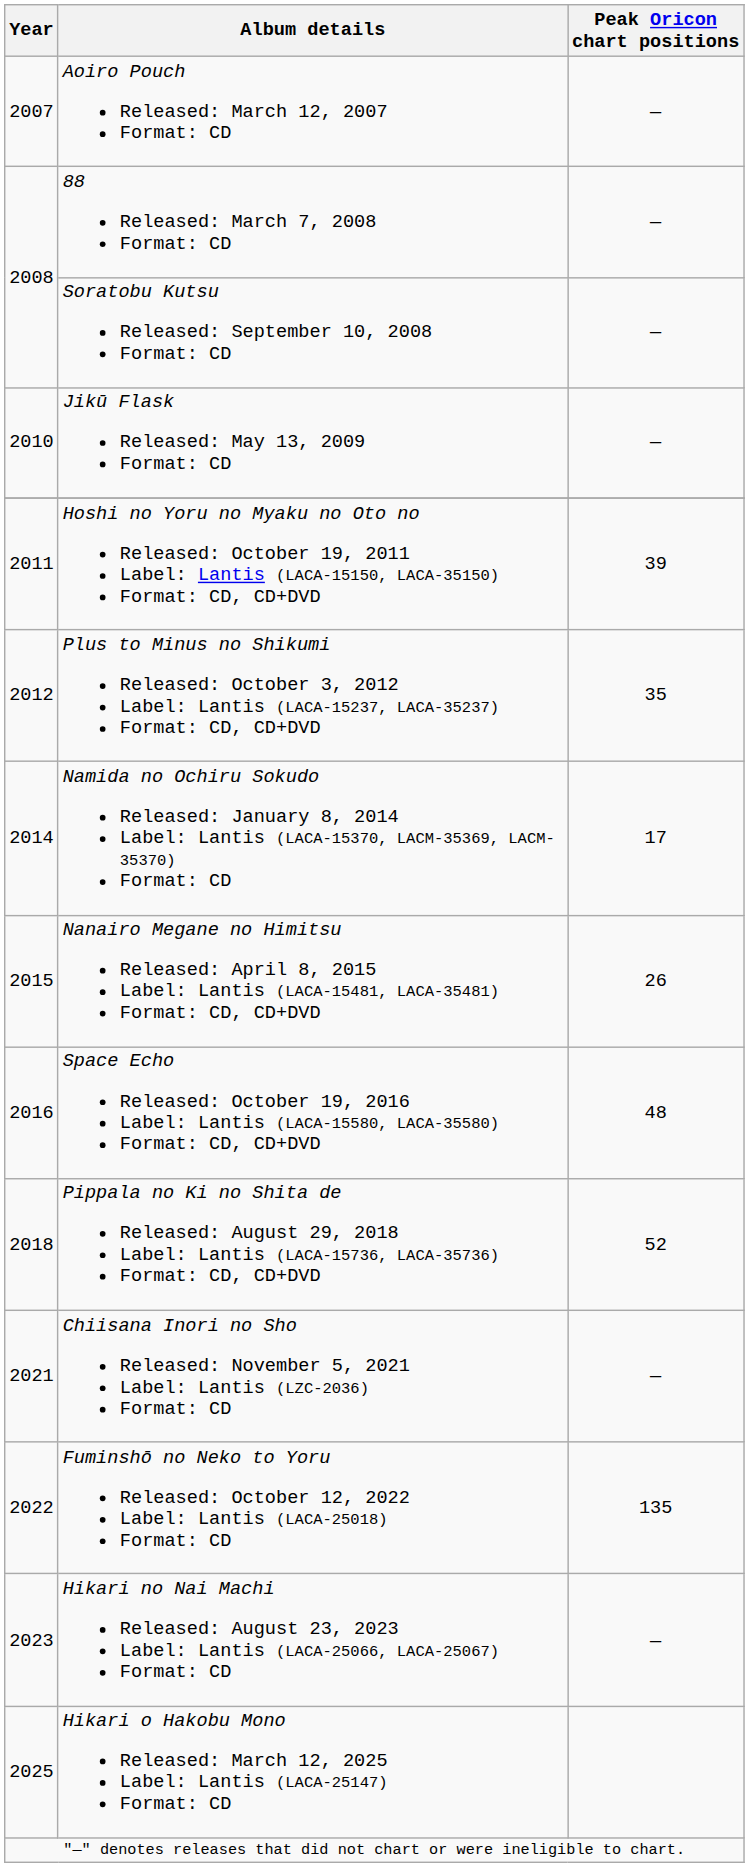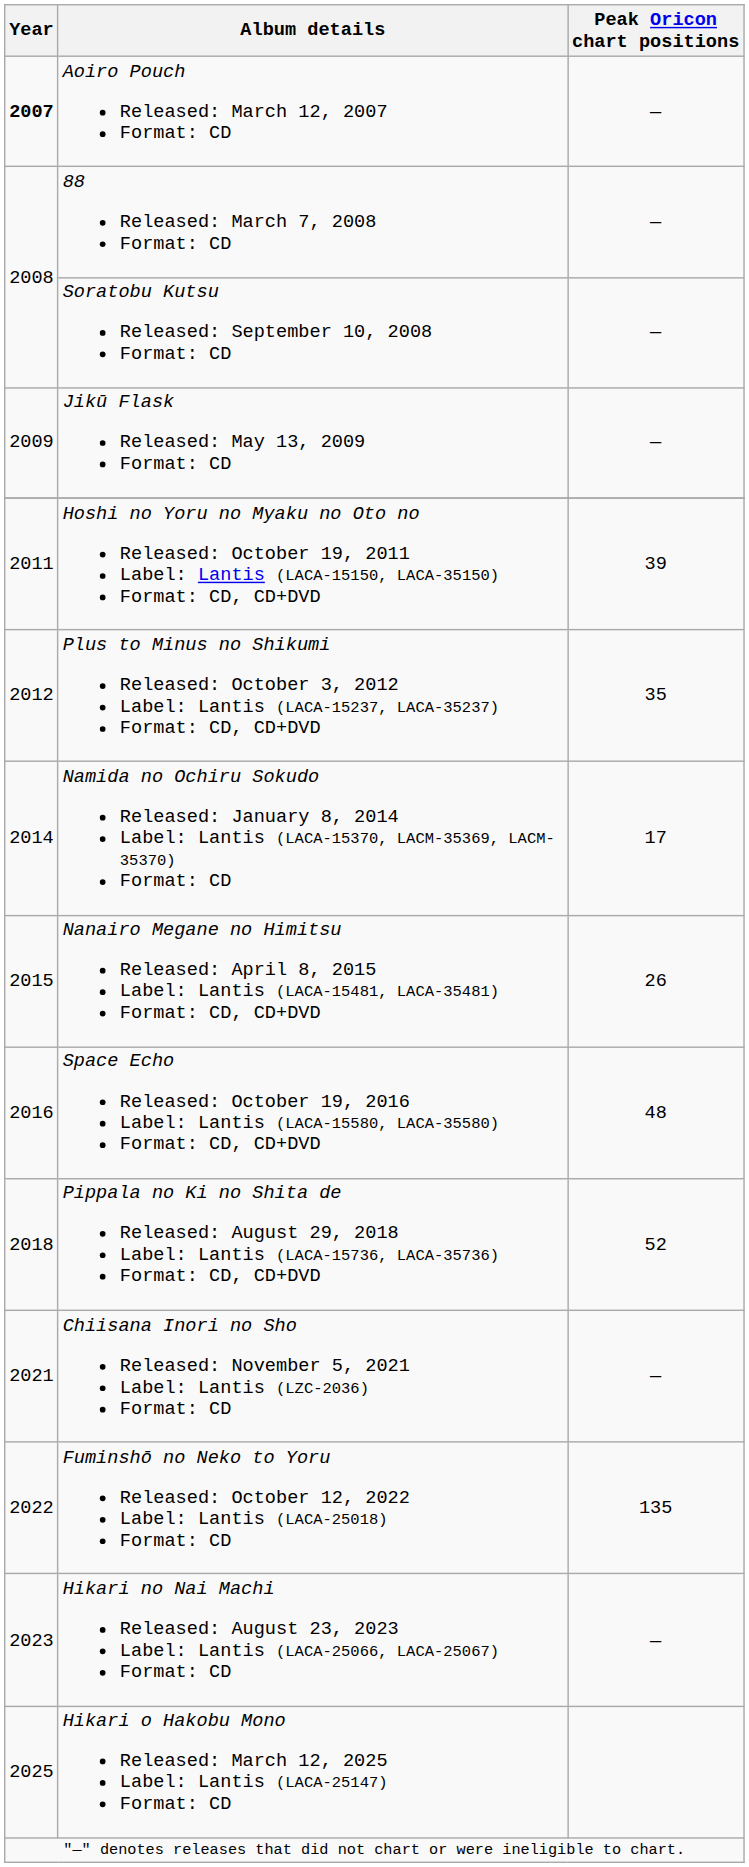(31, 112) normal -> (31, 112) bold
(31, 443) 2010 -> (31, 443) 2009
